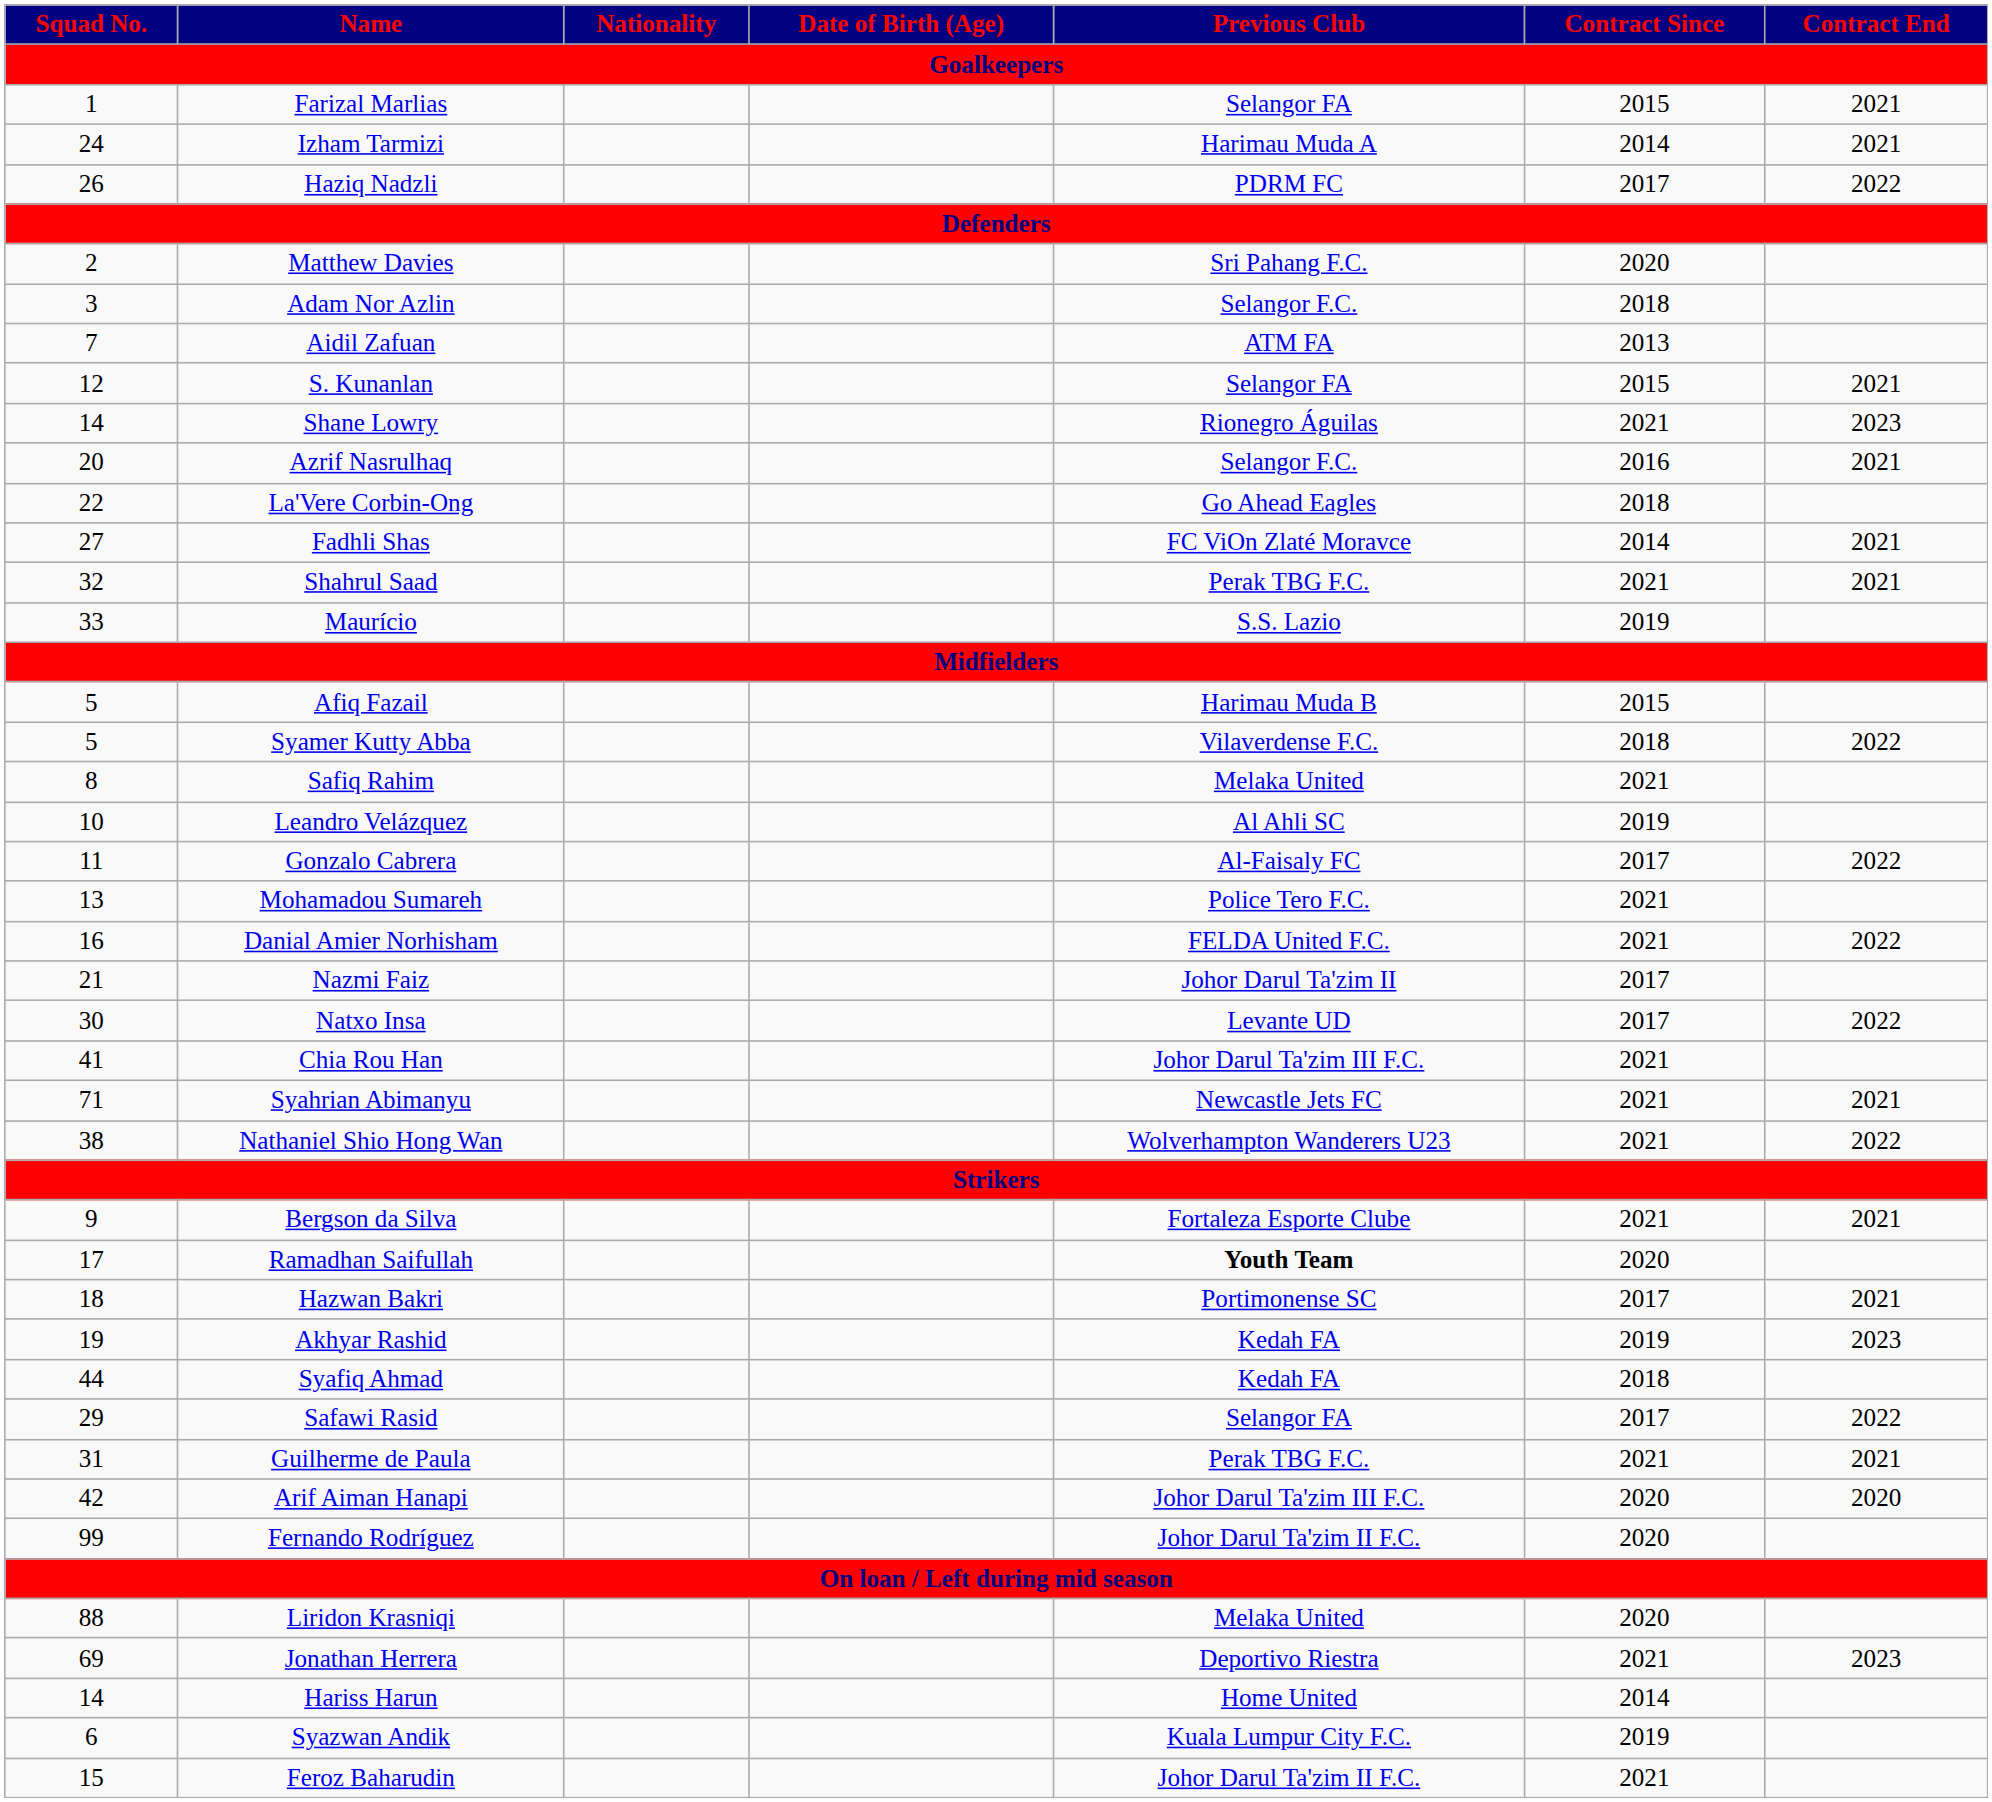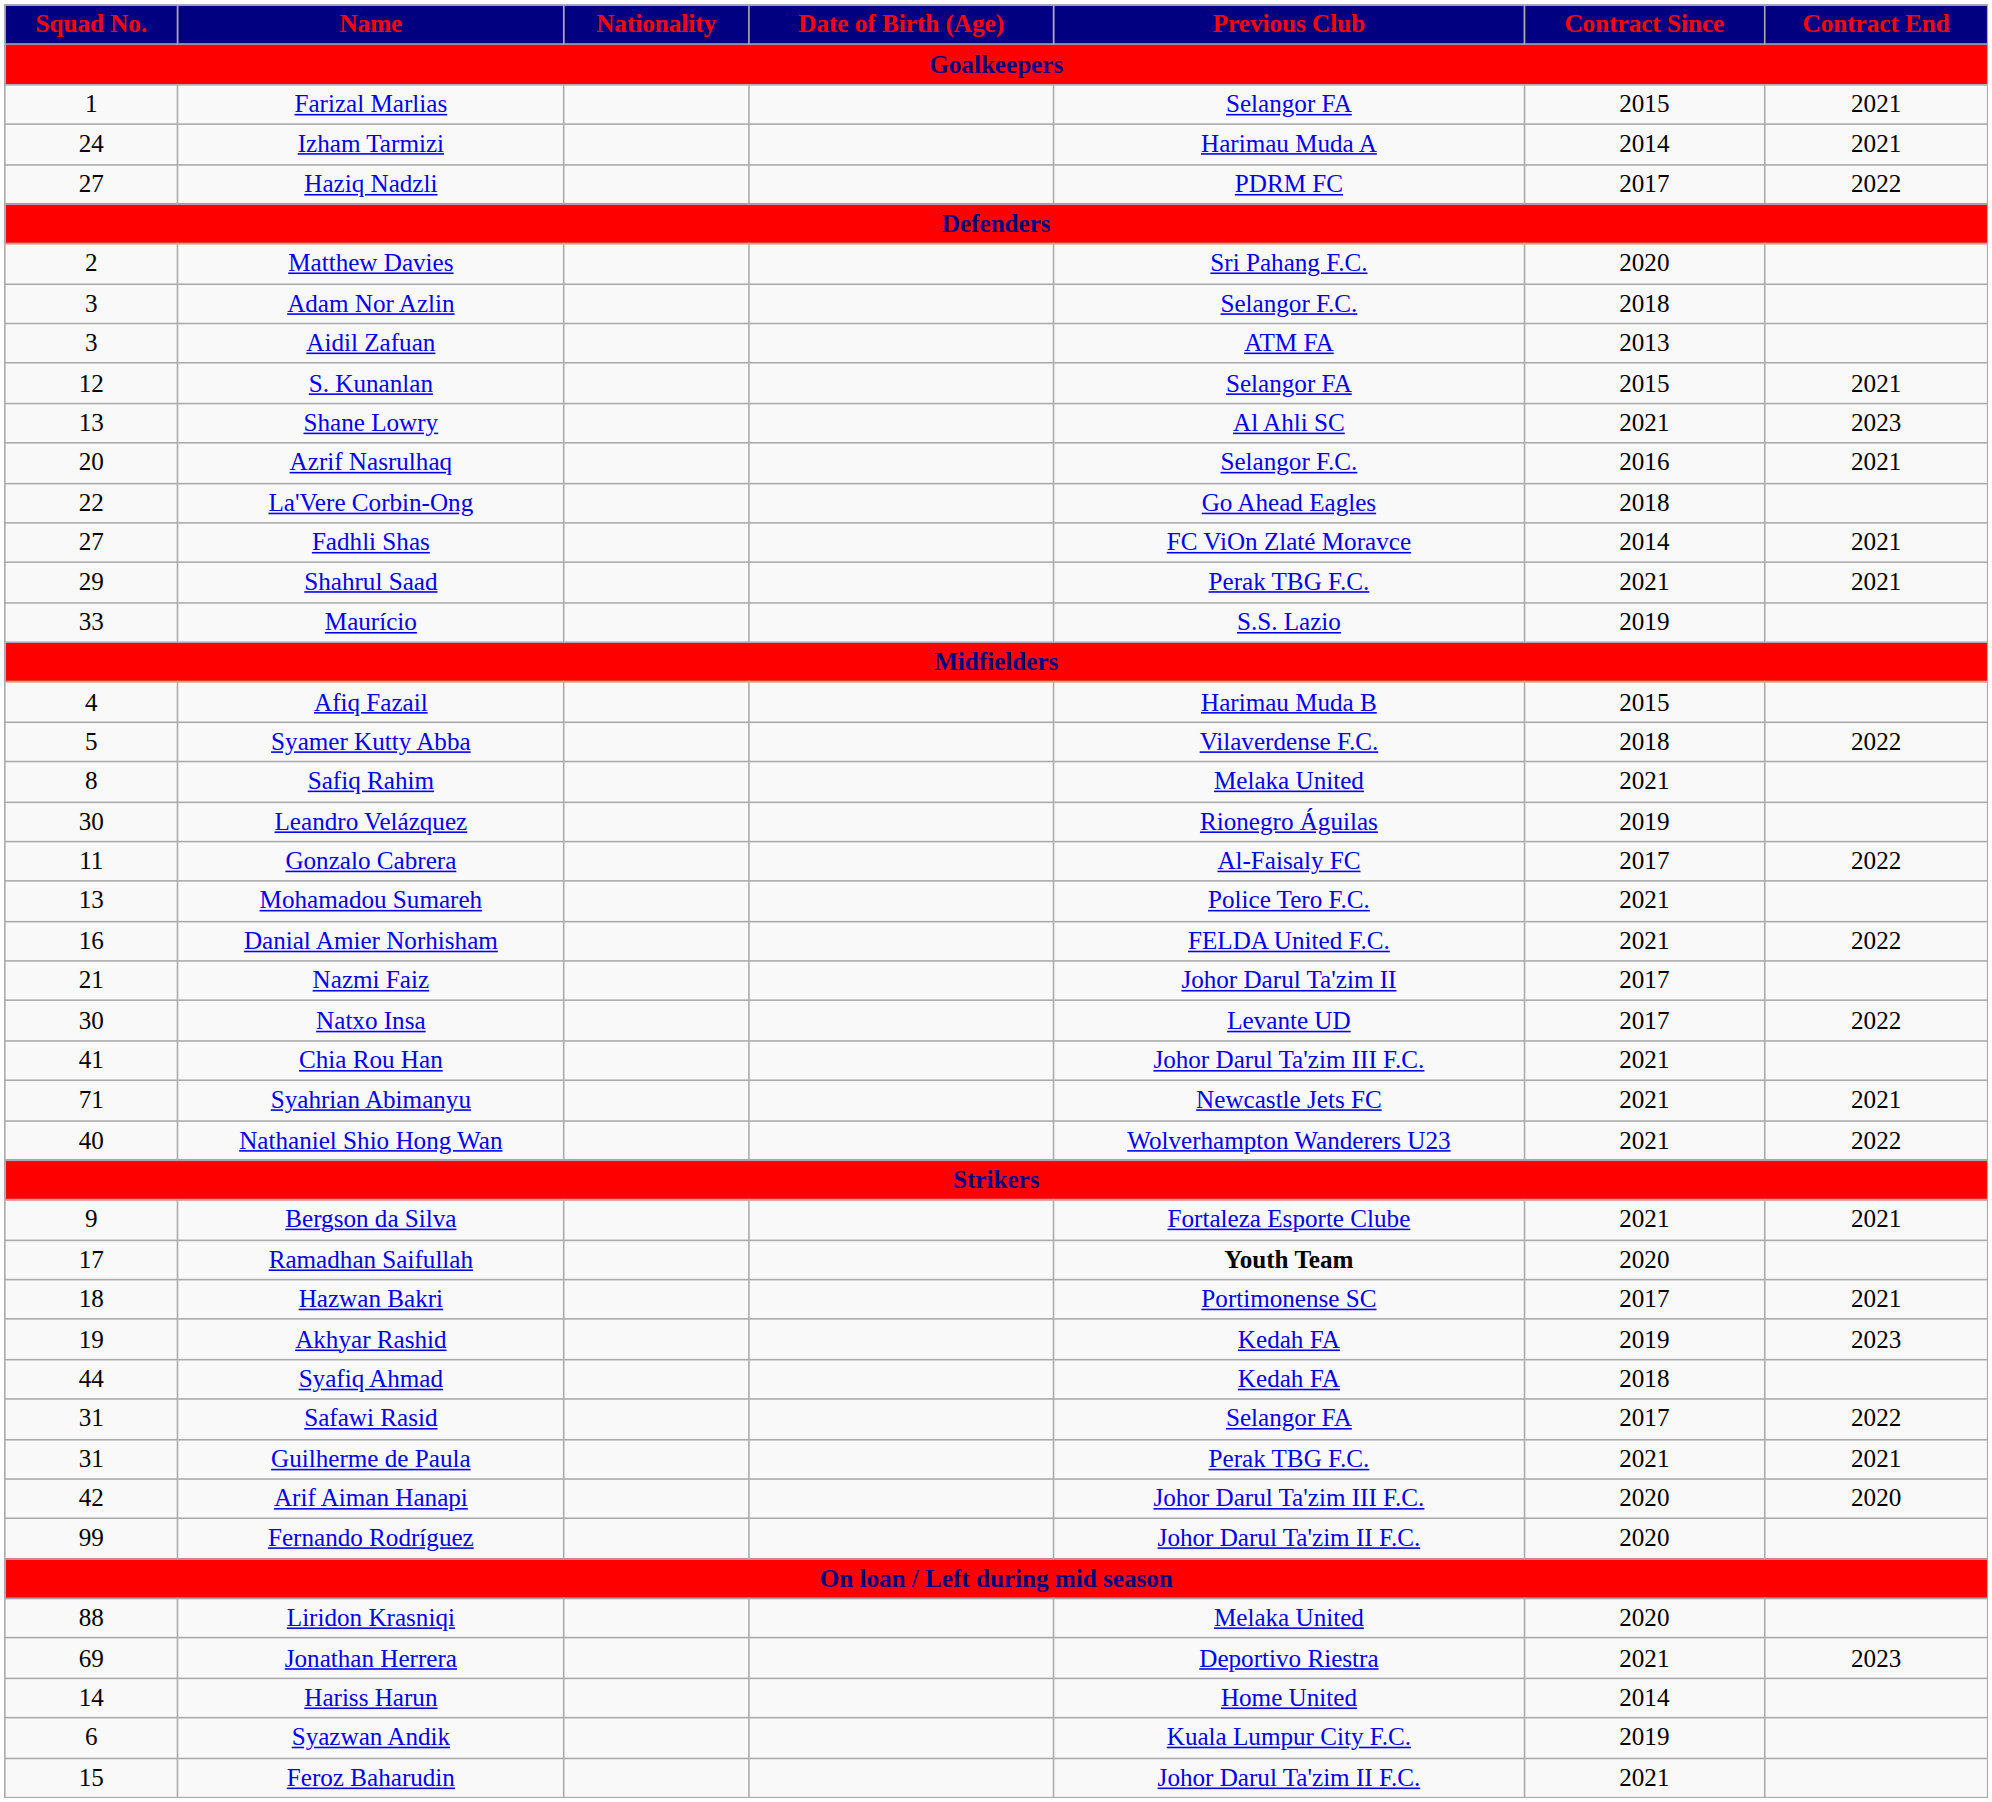(91, 183) 26 -> (91, 183) 27
(91, 343) 7 -> (91, 343) 3
(91, 422) 14 -> (91, 422) 13
(1289, 422) Rionegro Águilas -> (1289, 422) Al Ahli SC
(91, 582) 32 -> (91, 582) 29
(91, 701) 5 -> (91, 701) 4
(91, 821) 10 -> (91, 821) 30
(1289, 821) Al Ahli SC -> (1289, 821) Rionegro Águilas
(91, 1139) 38 -> (91, 1139) 40
(91, 1418) 29 -> (91, 1418) 31
